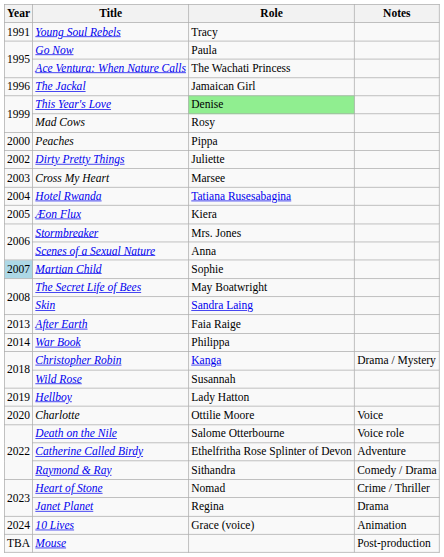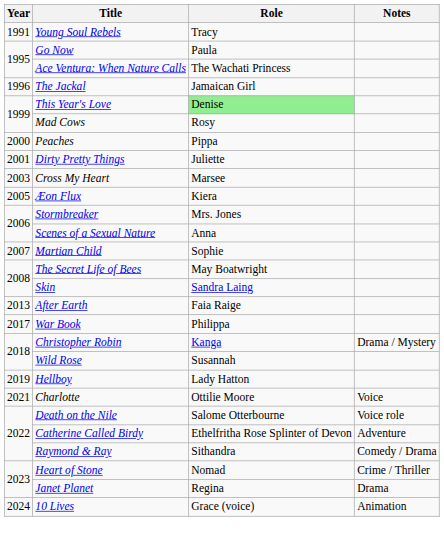(19, 159) 2002 -> (19, 159) 2001
- row: (68, 196)
(19, 269) lightblue background -> (19, 251) no background
(19, 342) 2014 -> (19, 324) 2017
(19, 415) 2020 -> (19, 397) 2021
- row: (51, 543)
